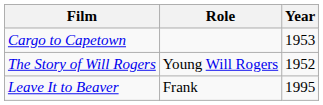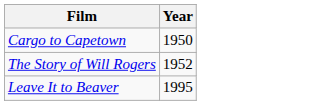- column: (220, 16)
(300, 40) 1953 -> (178, 40) 1950
